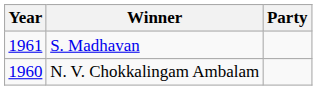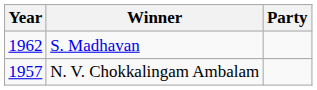(25, 44) 1961 -> (25, 44) 1962
(25, 71) 1960 -> (25, 71) 1957
